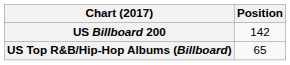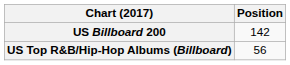(260, 50) 65 -> (260, 50) 56
